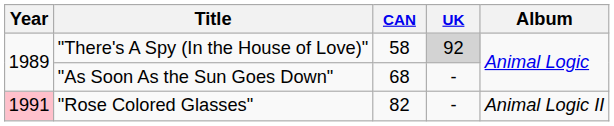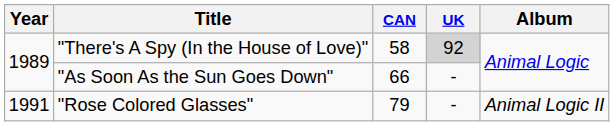(399, 76) 68 -> (399, 76) 66
(29, 105) pink background -> (29, 105) no background
(399, 105) 82 -> (399, 105) 79
